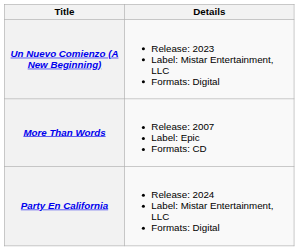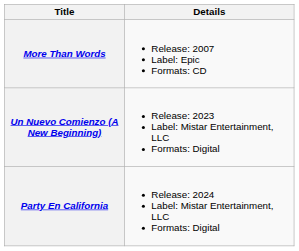rows swapped: (64, 132) <-> (64, 59)
